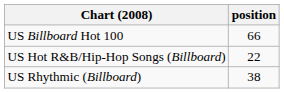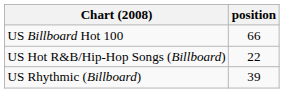(254, 77) 38 -> (254, 77) 39
